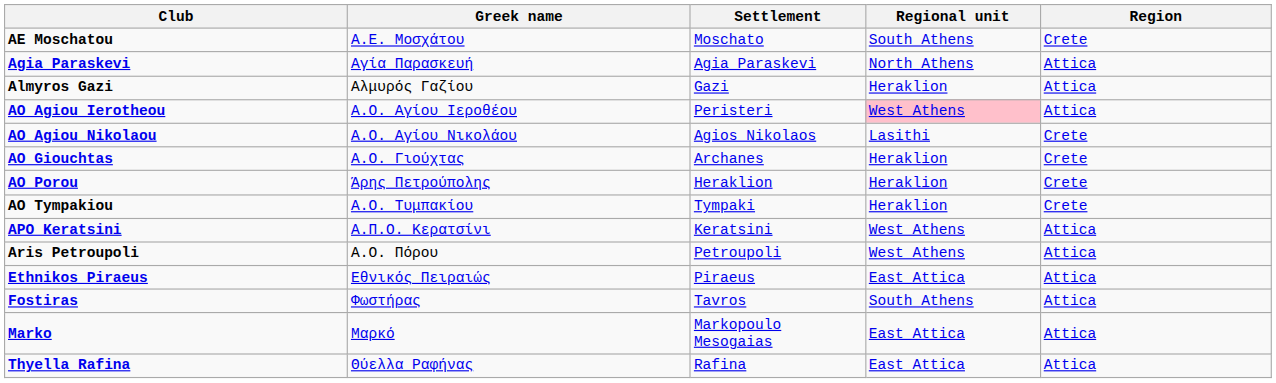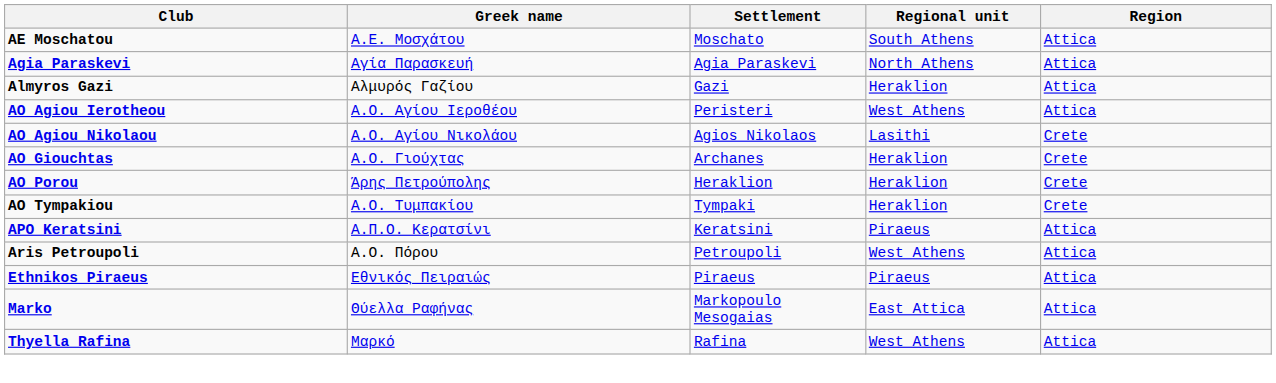(1066, 40) Crete -> (1070, 40) Attica
(917, 111) pink background -> (917, 111) no background
(917, 230) West Athens -> (899, 230) Piraeus
(917, 277) East Attica -> (899, 277) Piraeus
- row: (43, 301)
(373, 333) Μαρκό -> (412, 310) Θύελλα Ραφήνας
(412, 365) Θύελλα Ραφήνας -> (373, 342) Μαρκό
(917, 365) East Attica -> (917, 342) West Athens
